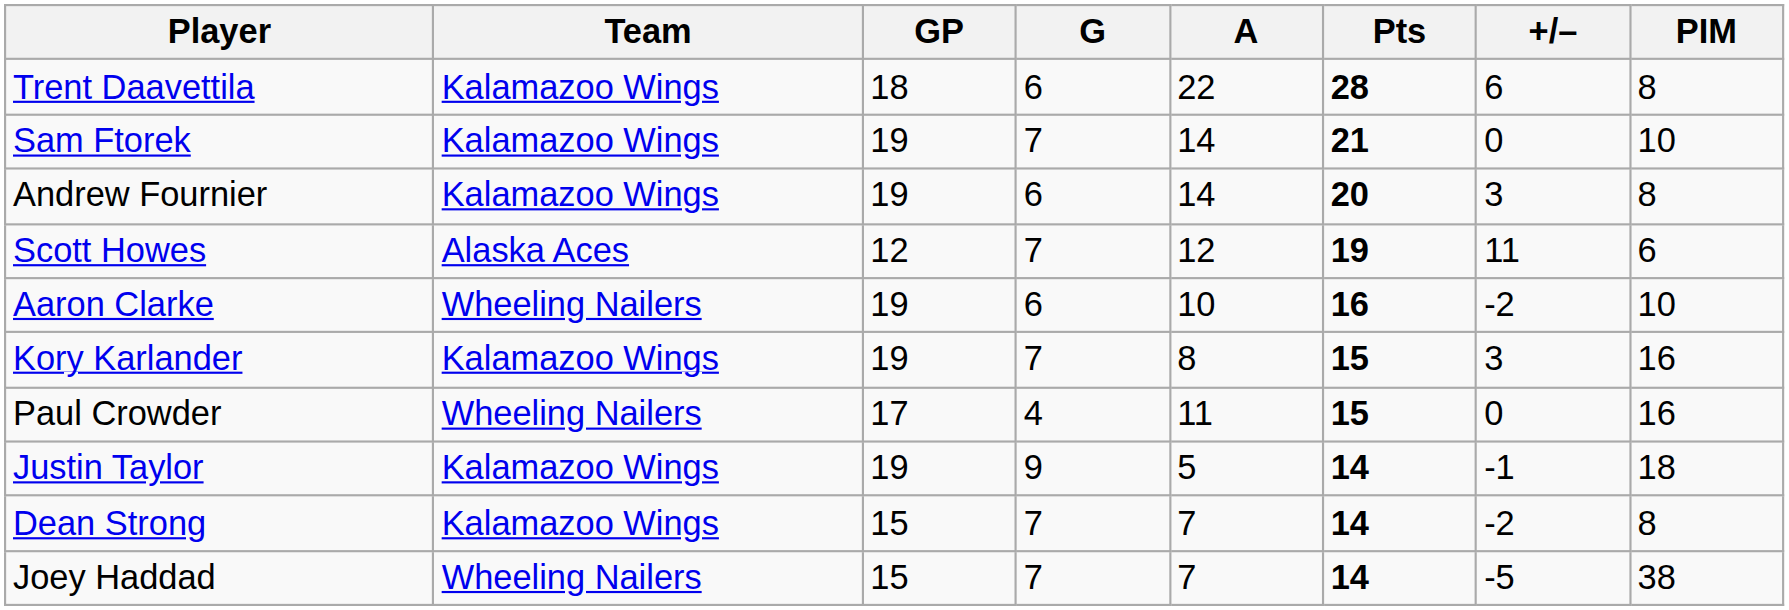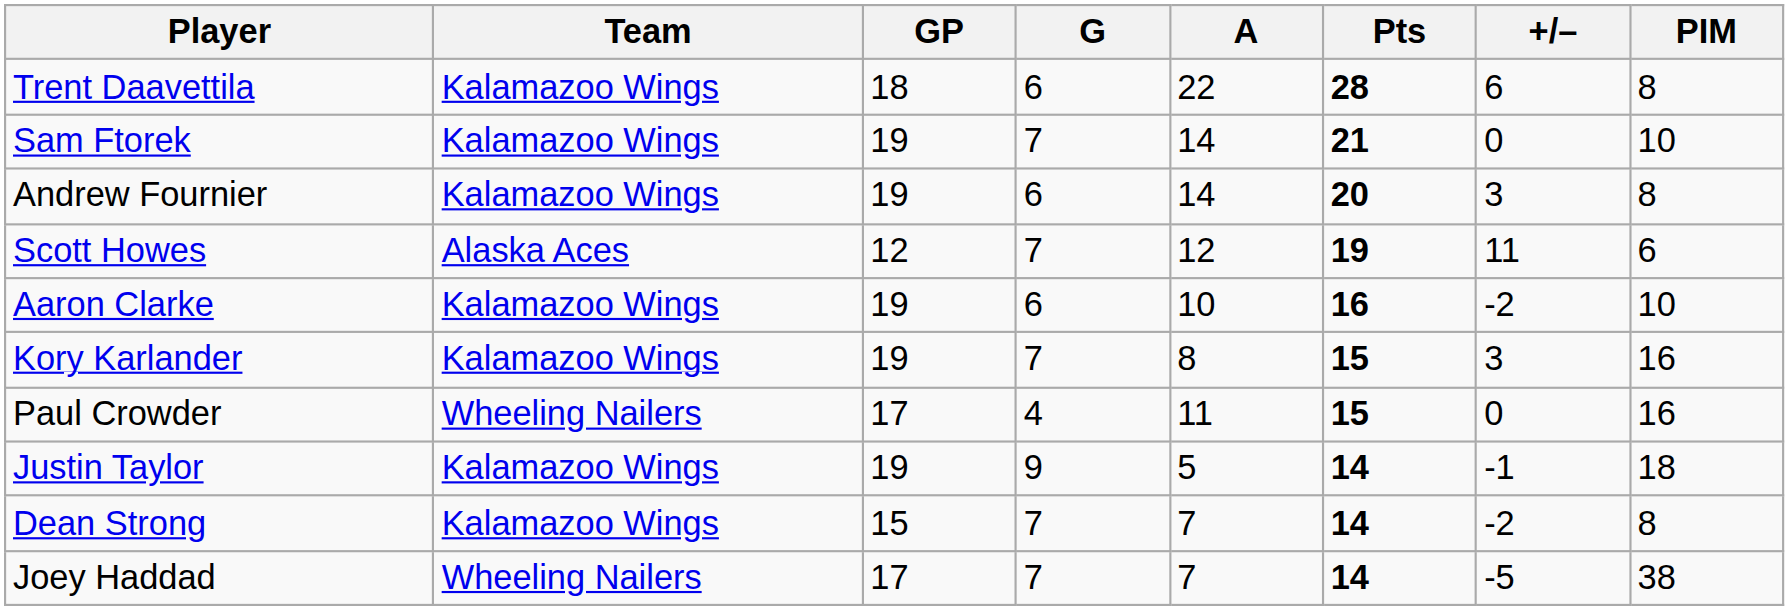(572, 304) Wheeling Nailers -> (580, 304) Kalamazoo Wings
(889, 577) 15 -> (889, 577) 17
